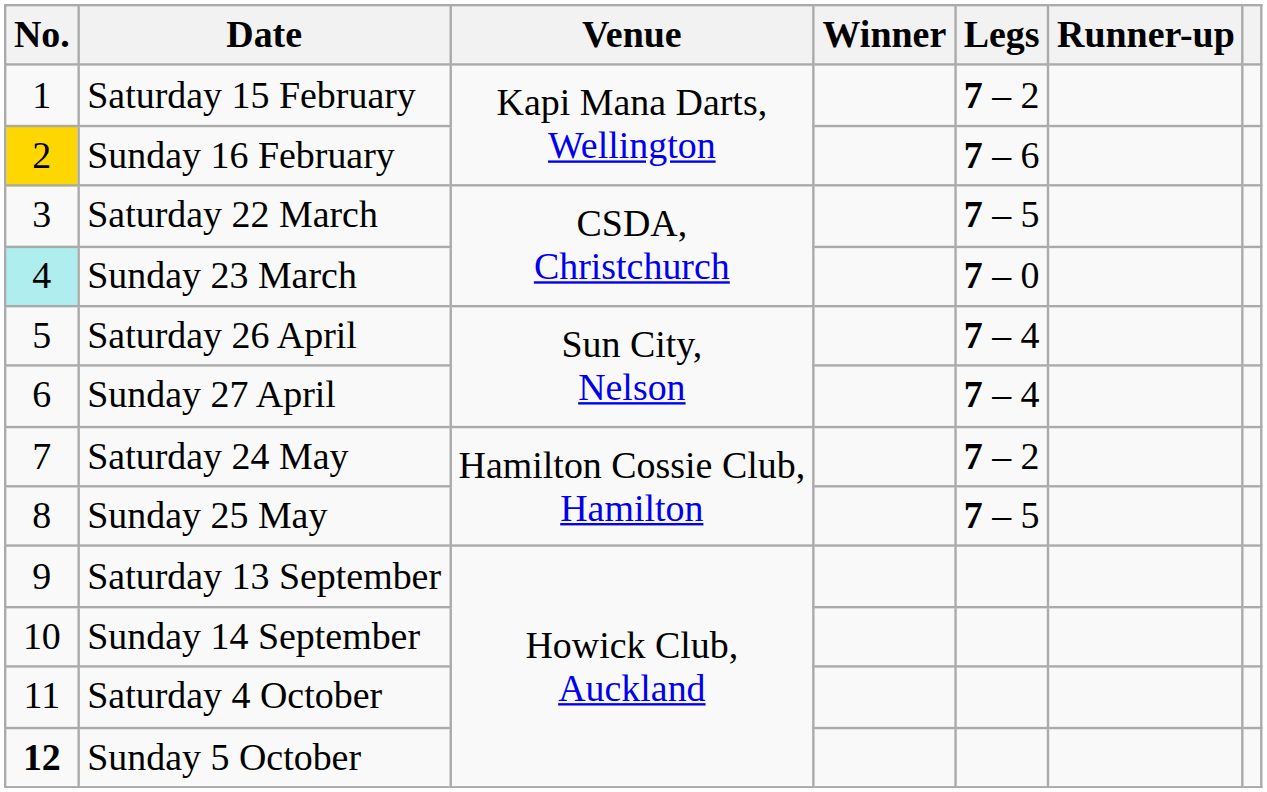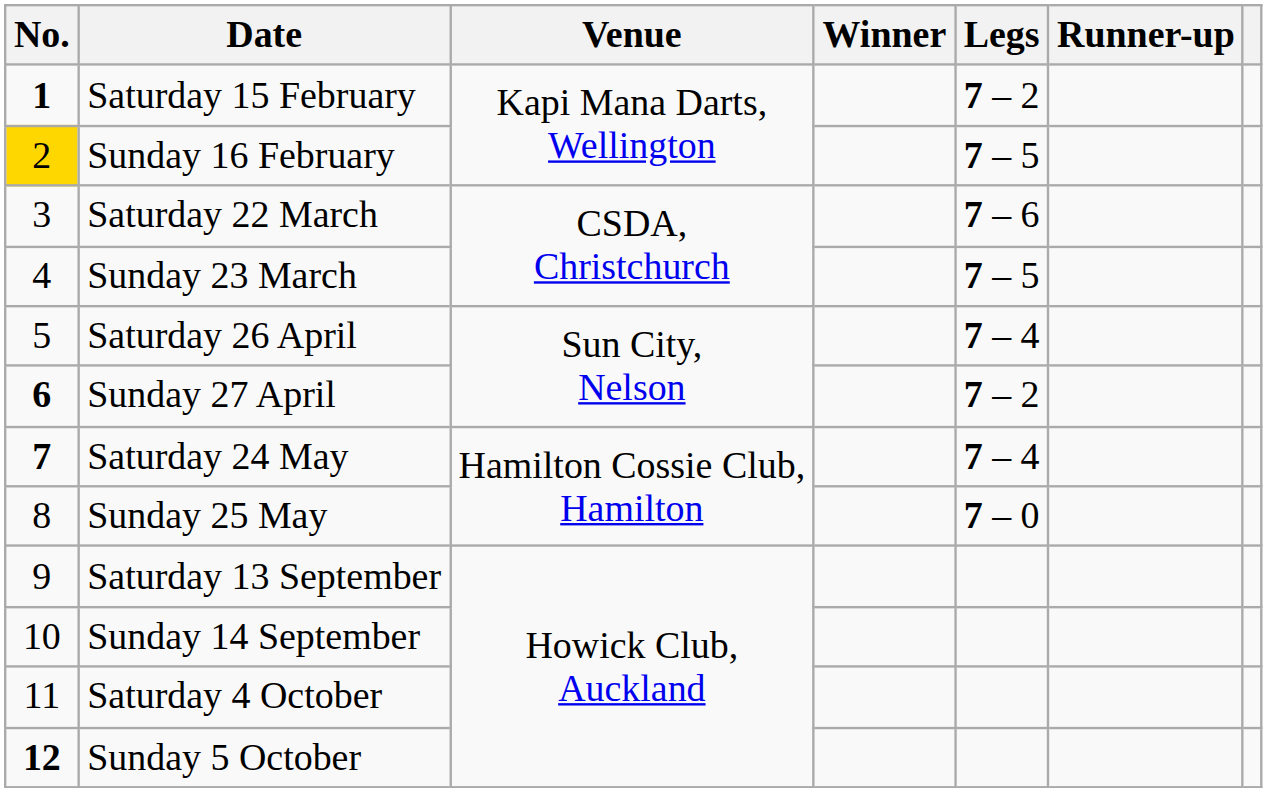(42, 94) normal -> (42, 94) bold
(1002, 154) 7 – 6 -> (1002, 154) 7 – 5
(1002, 214) 7 – 5 -> (1002, 214) 7 – 6
(42, 275) paleturquoise background -> (42, 275) no background
(1002, 275) 7 – 0 -> (1002, 275) 7 – 5
(42, 395) normal -> (42, 395) bold
(1002, 395) 7 – 4 -> (1002, 395) 7 – 2
(42, 455) normal -> (42, 455) bold
(1002, 455) 7 – 2 -> (1002, 455) 7 – 4
(1002, 515) 7 – 5 -> (1002, 515) 7 – 0
